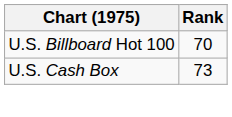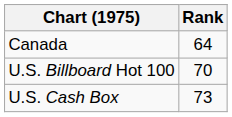+ row: (38, 44)
